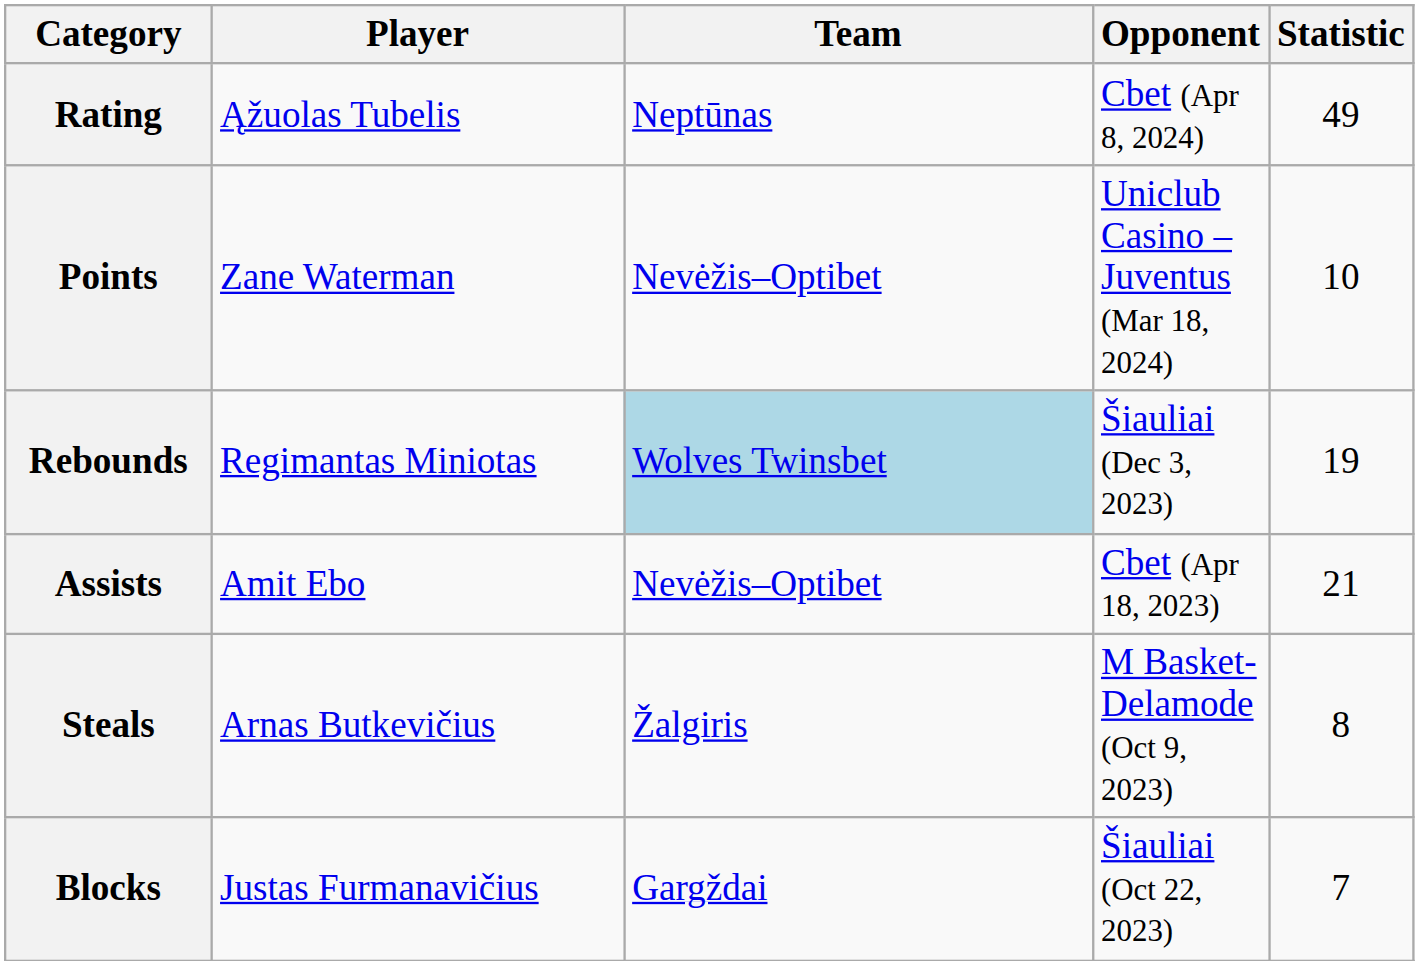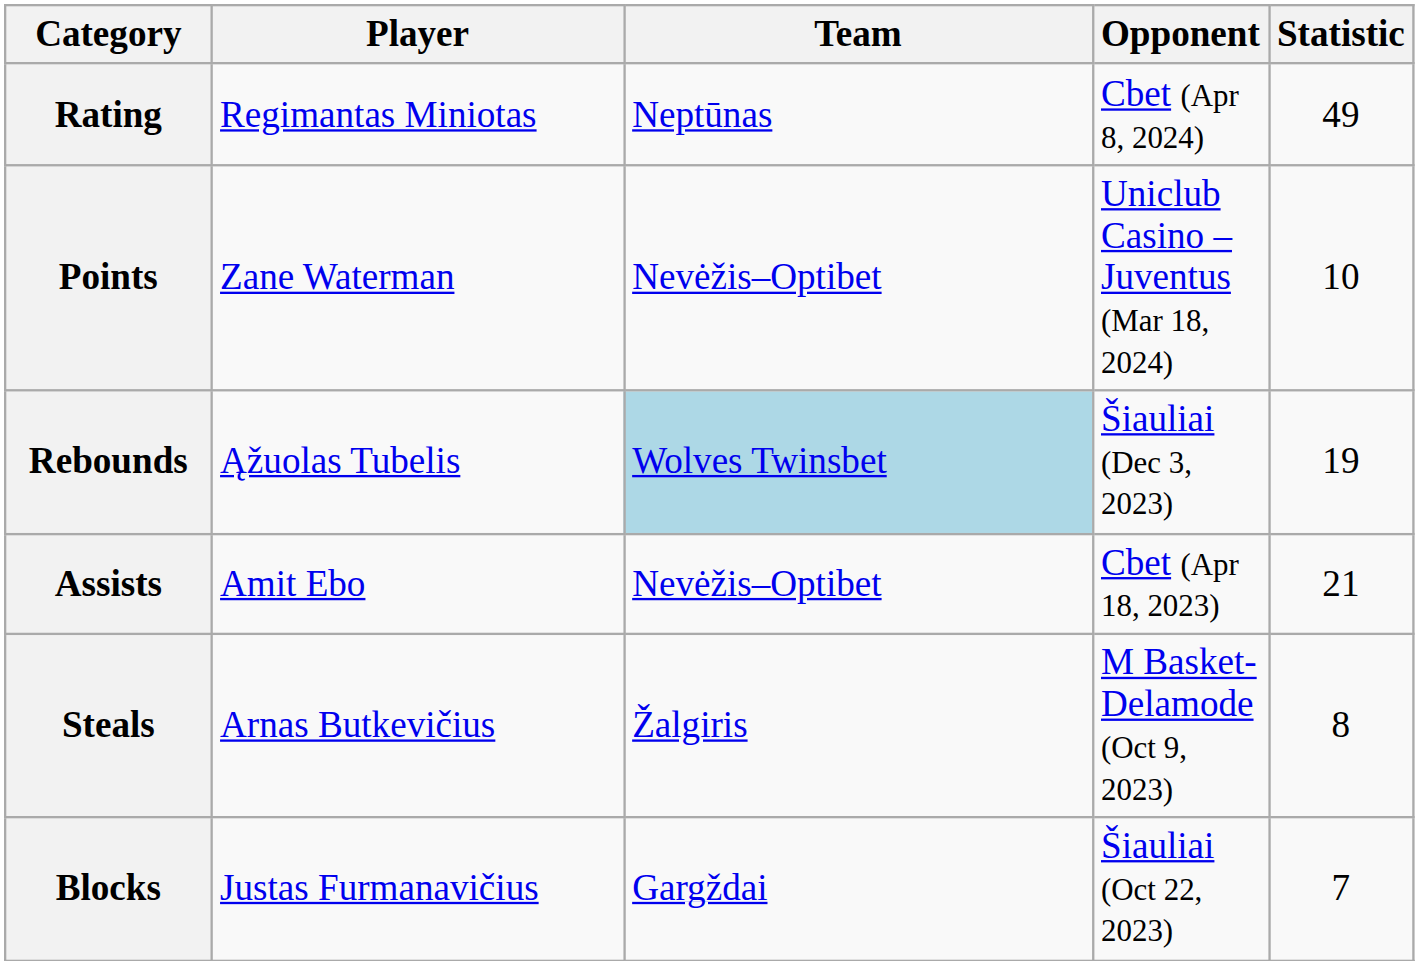(340, 113) Ąžuolas Tubelis -> (378, 113) Regimantas Miniotas
(378, 461) Regimantas Miniotas -> (340, 461) Ąžuolas Tubelis
